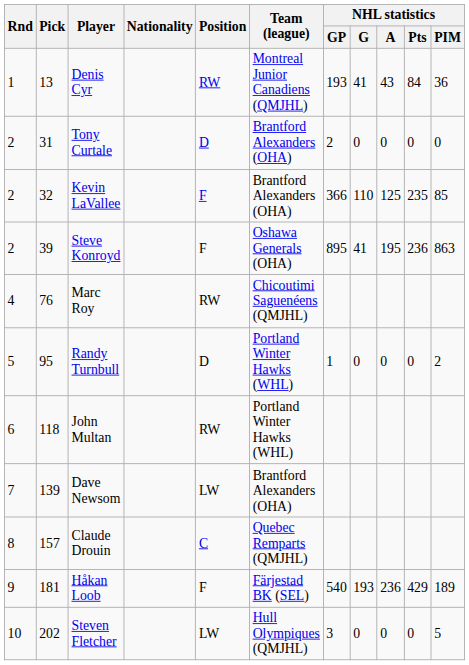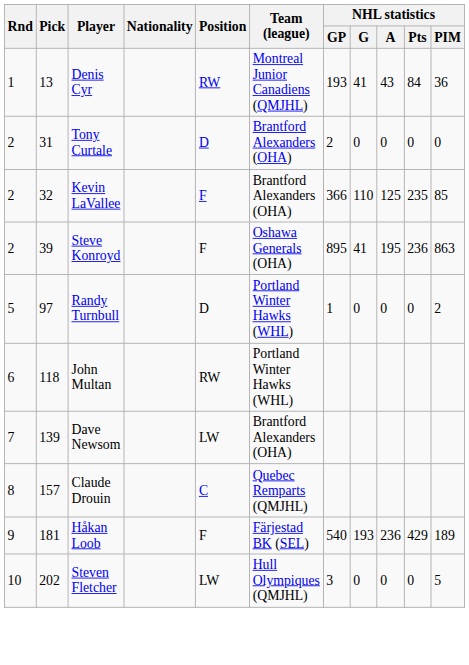- row: (86, 301)
(46, 361) 95 -> (46, 308) 97
